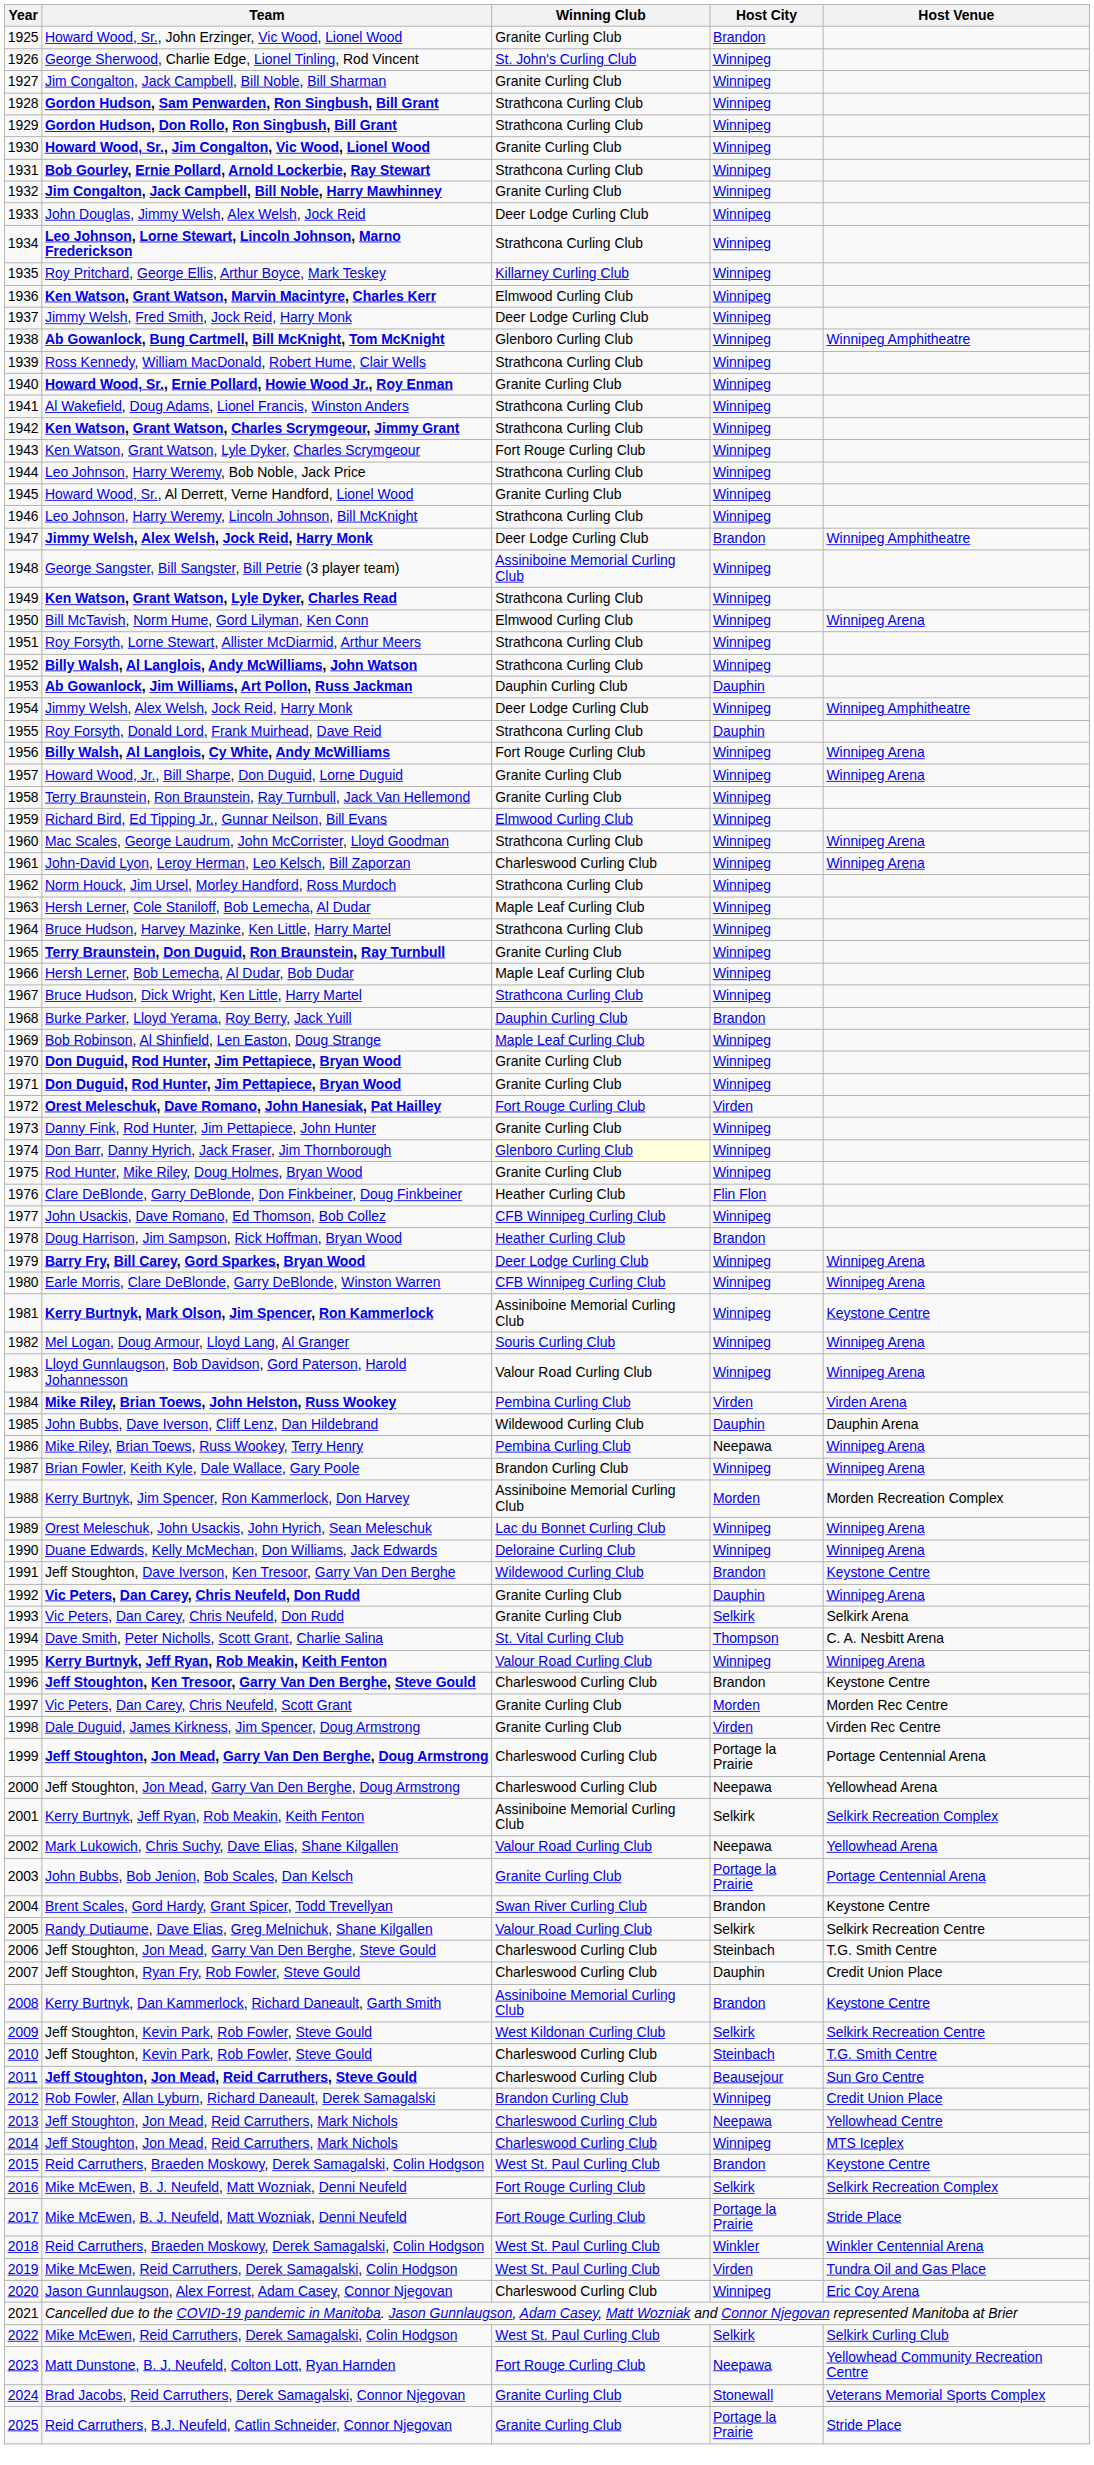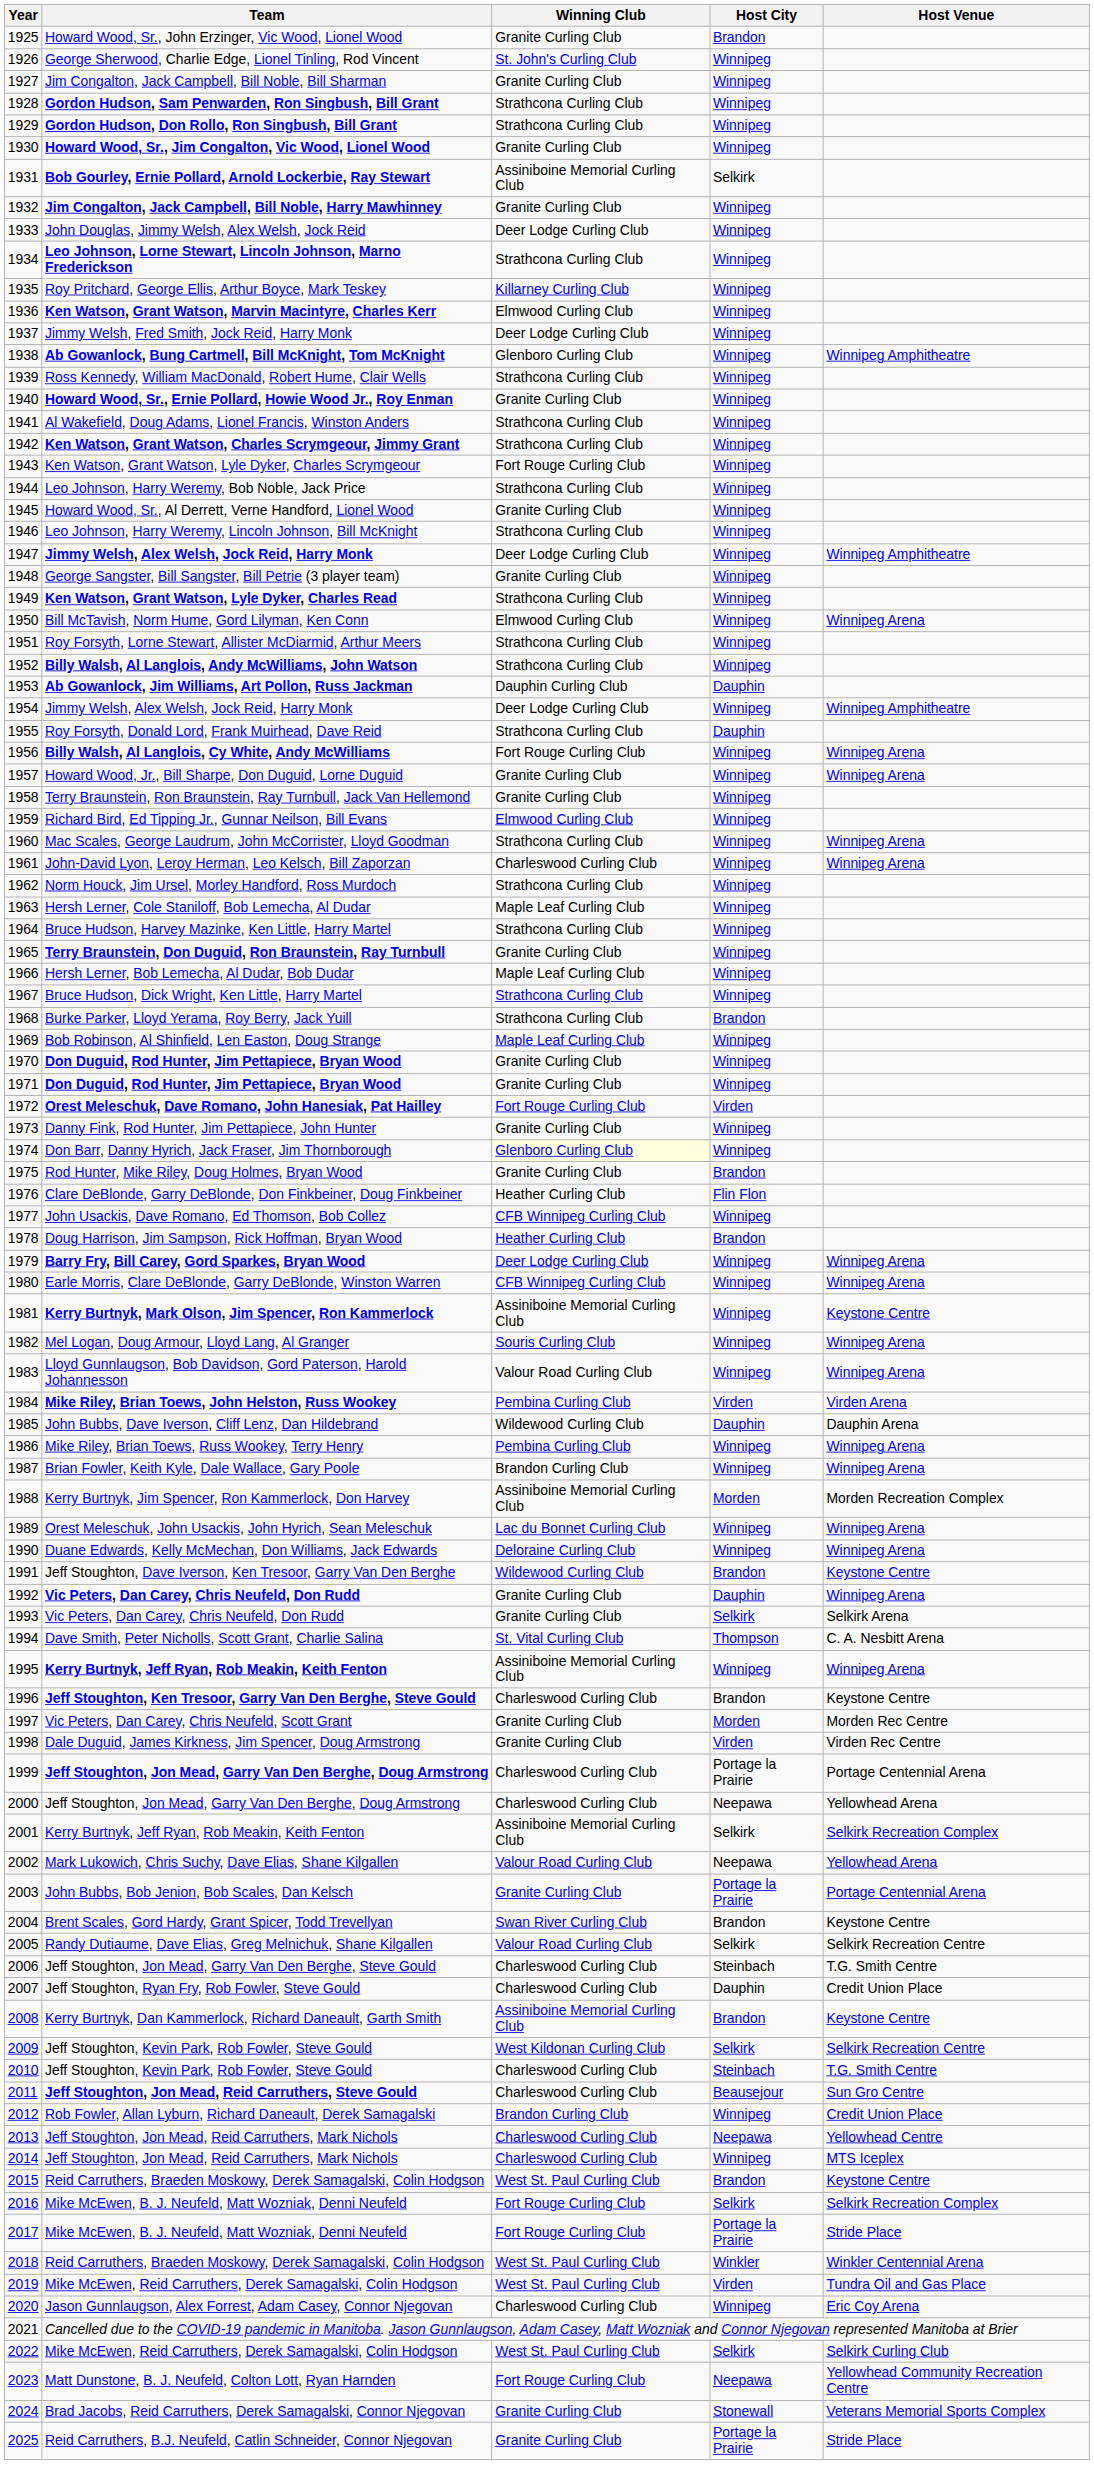(569, 170) Strathcona Curling Club -> (585, 177) Assiniboine Memorial Curling Club
(742, 170) Winnipeg -> (734, 177) Selkirk
(739, 538) Brandon -> (742, 554) Winnipeg
(585, 568) Assiniboine Memorial Curling Club -> (558, 576) Granite Curling Club
(561, 1018) Dauphin Curling Club -> (569, 1018) Strathcona Curling Club
(742, 1172) Winnipeg -> (739, 1172) Brandon
(742, 1446) Neepawa -> (742, 1446) Winnipeg
(574, 1661) Valour Road Curling Club -> (585, 1669) Assiniboine Memorial Curling Club
